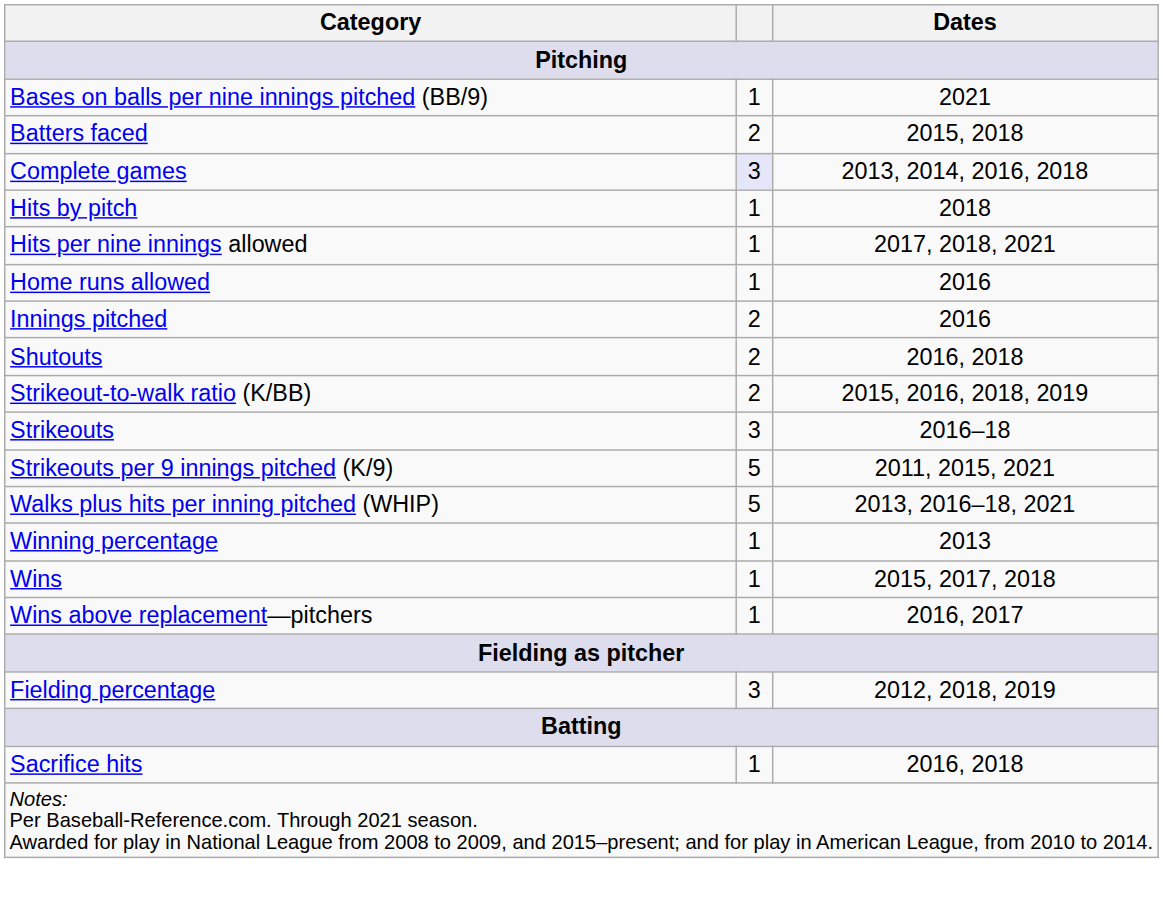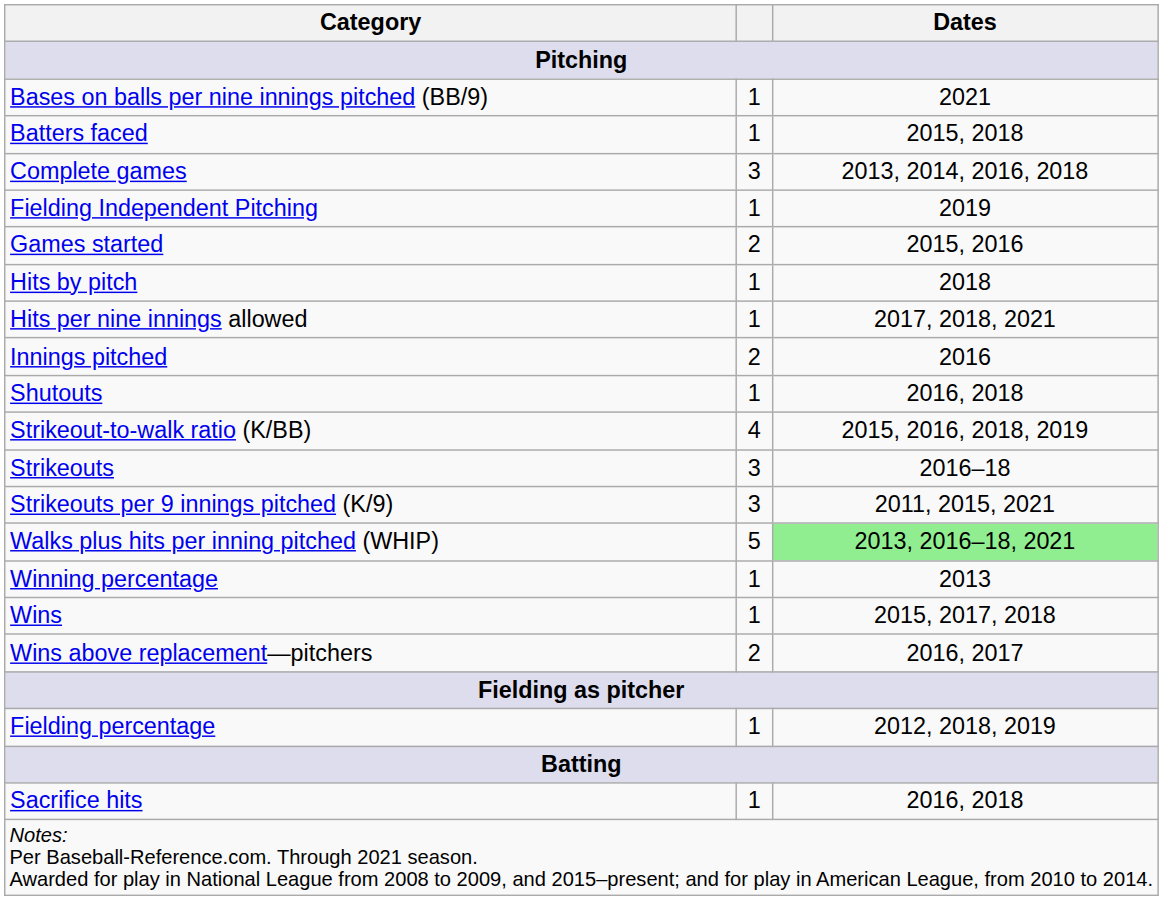(754, 134) 2 -> (754, 134) 1
(754, 171) lavender background -> (754, 171) no background
+ row: (164, 208)
+ row: (87, 245)
- row: (110, 282)
(754, 356) 2 -> (754, 393) 1
(754, 393) 2 -> (754, 430) 4
(754, 467) 5 -> (754, 504) 3
(965, 504) no background -> (965, 541) lightgreen background
(754, 615) 1 -> (754, 652) 2
(754, 689) 3 -> (754, 726) 1
